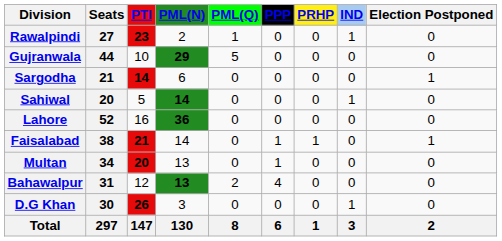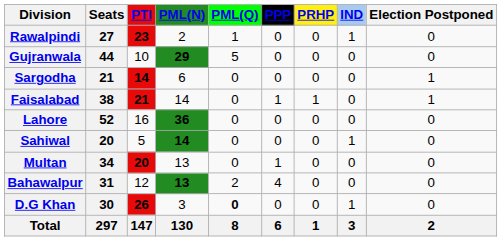rows swapped: (45, 141) <-> (45, 99)
(235, 204) normal -> (235, 204) bold
